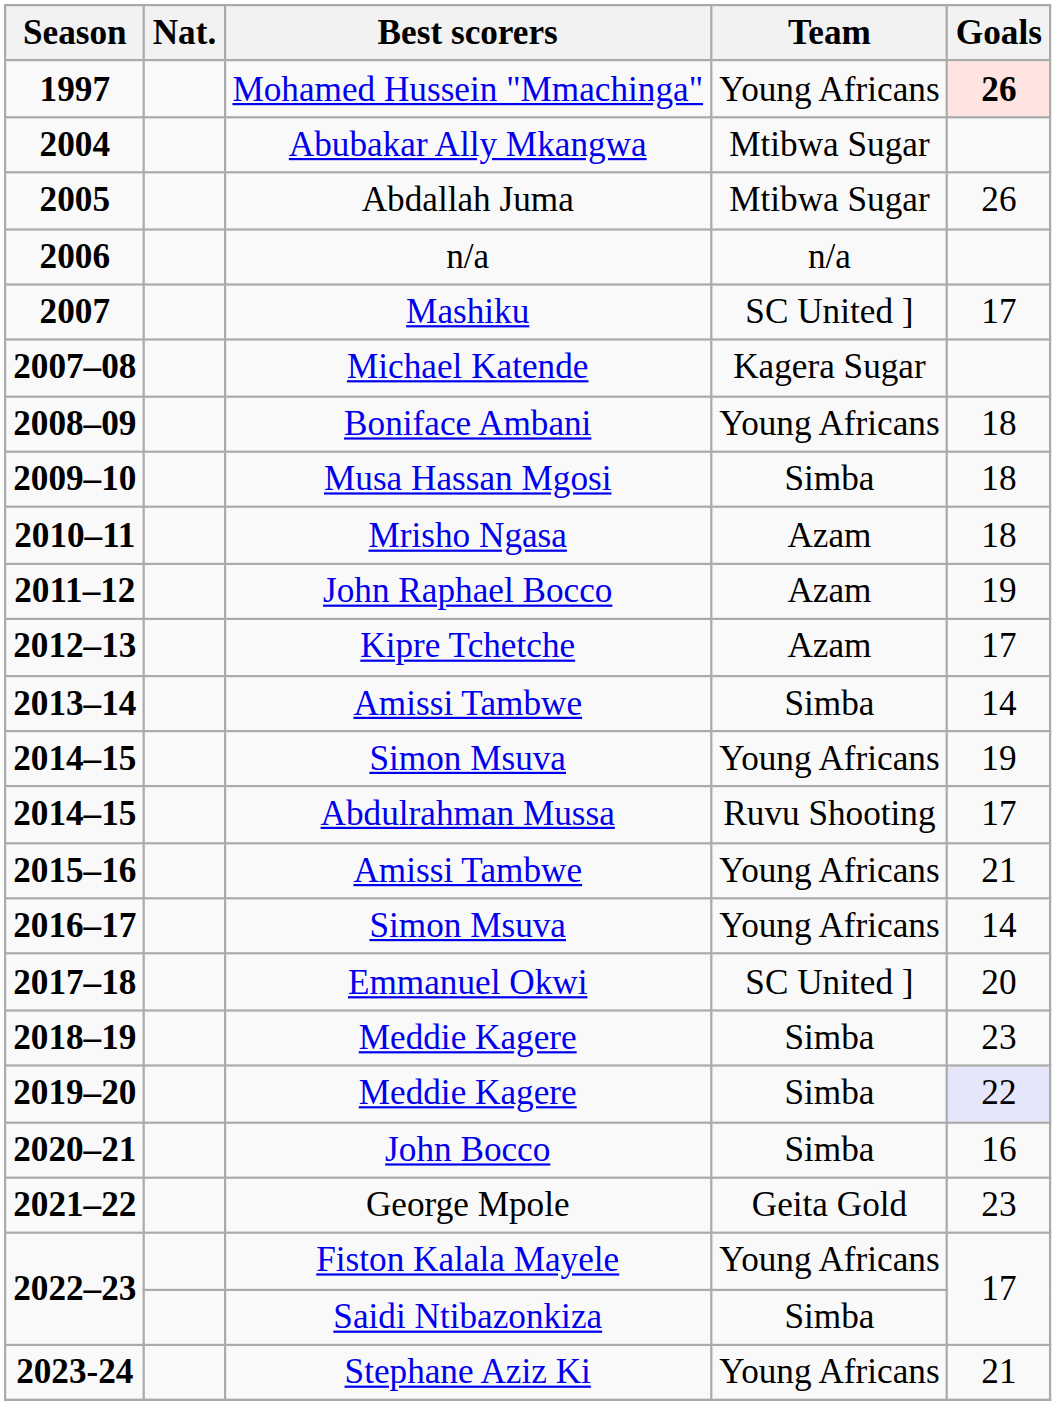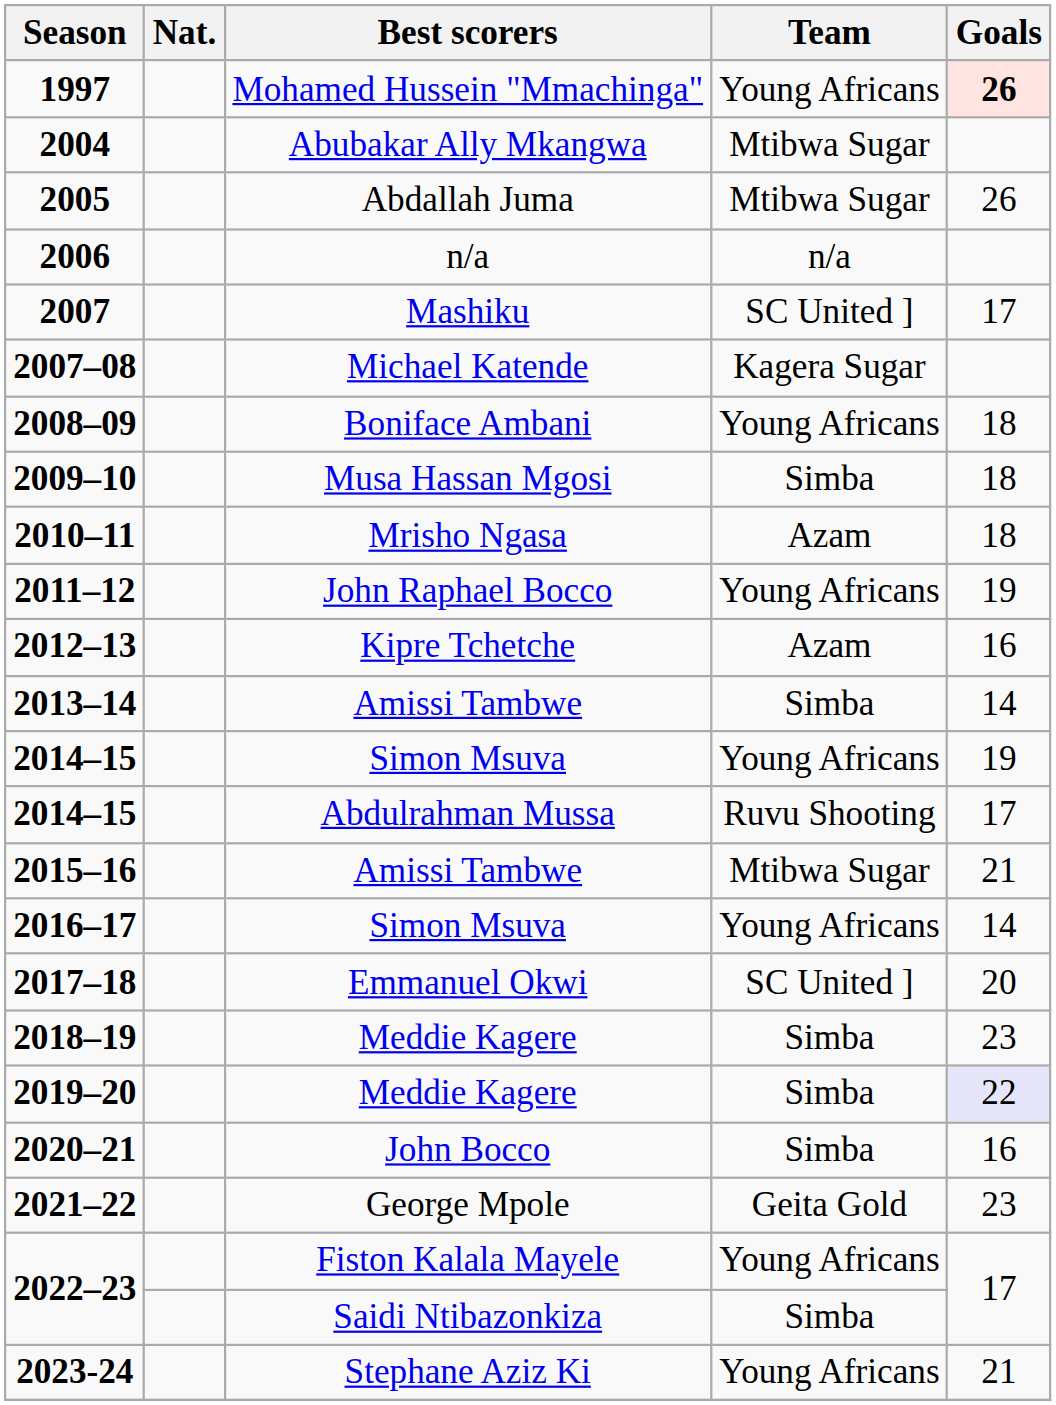(829, 590) Azam -> (829, 590) Young Africans
(999, 646) 17 -> (999, 646) 16
(829, 869) Young Africans -> (829, 869) Mtibwa Sugar
